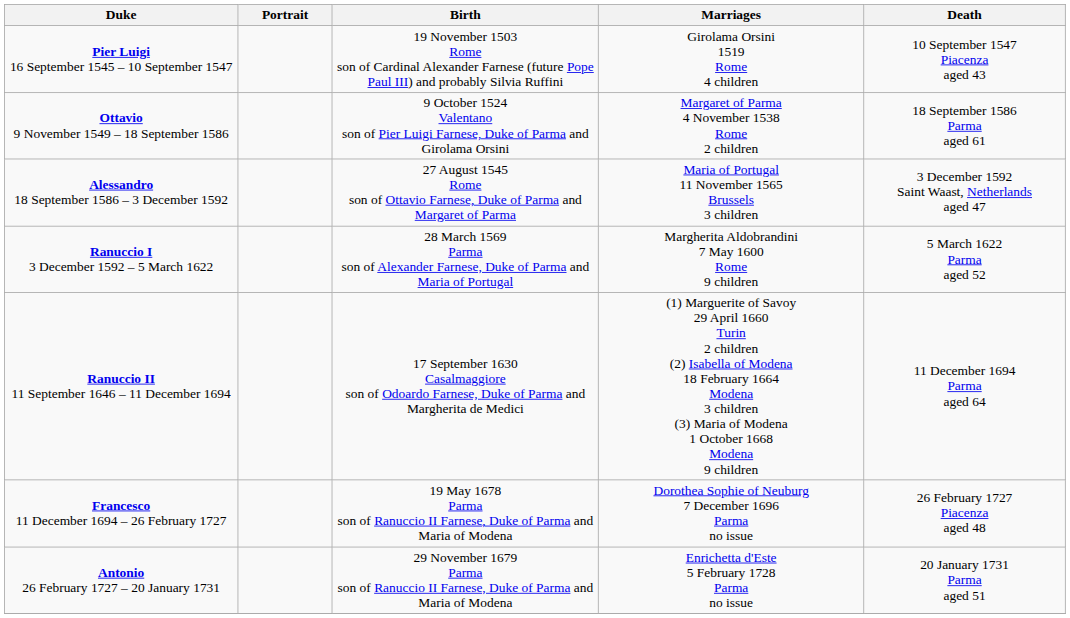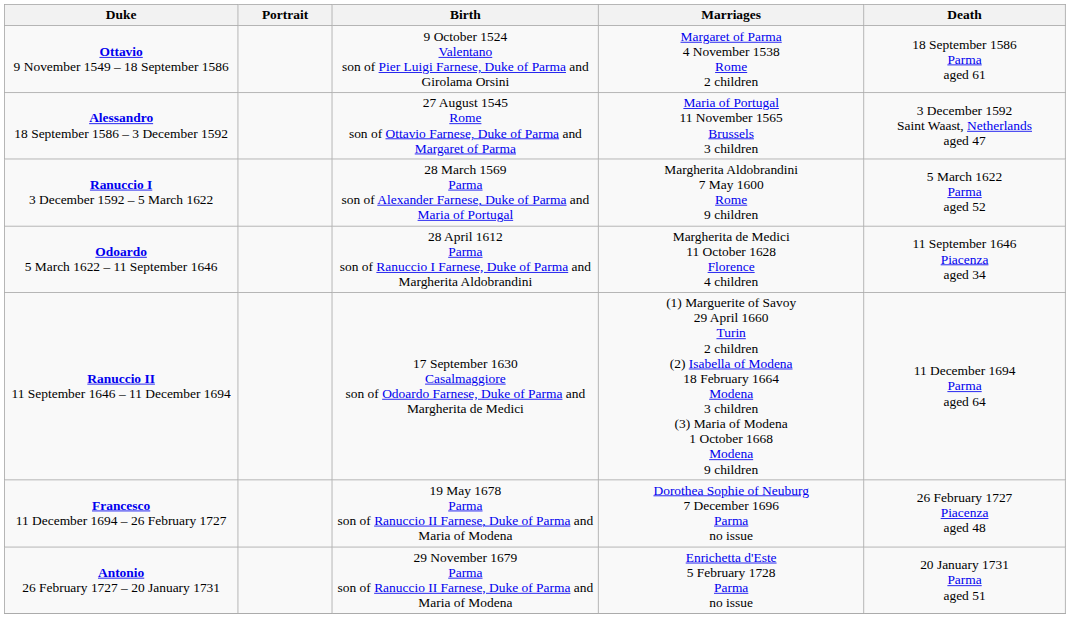- row: (121, 59)
+ row: (121, 259)
